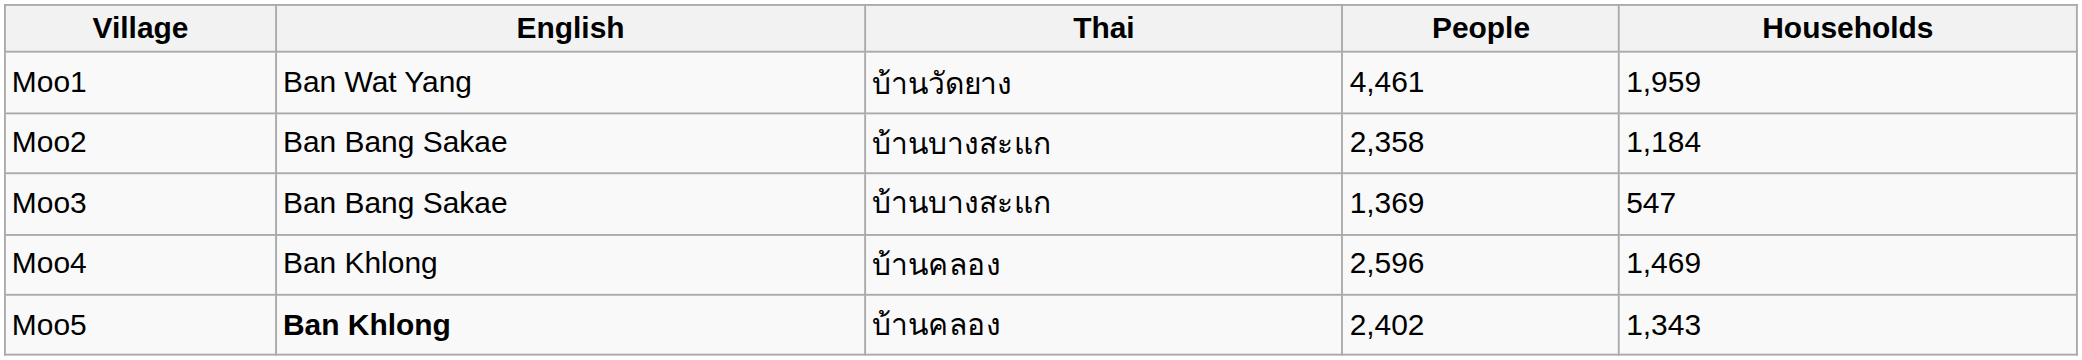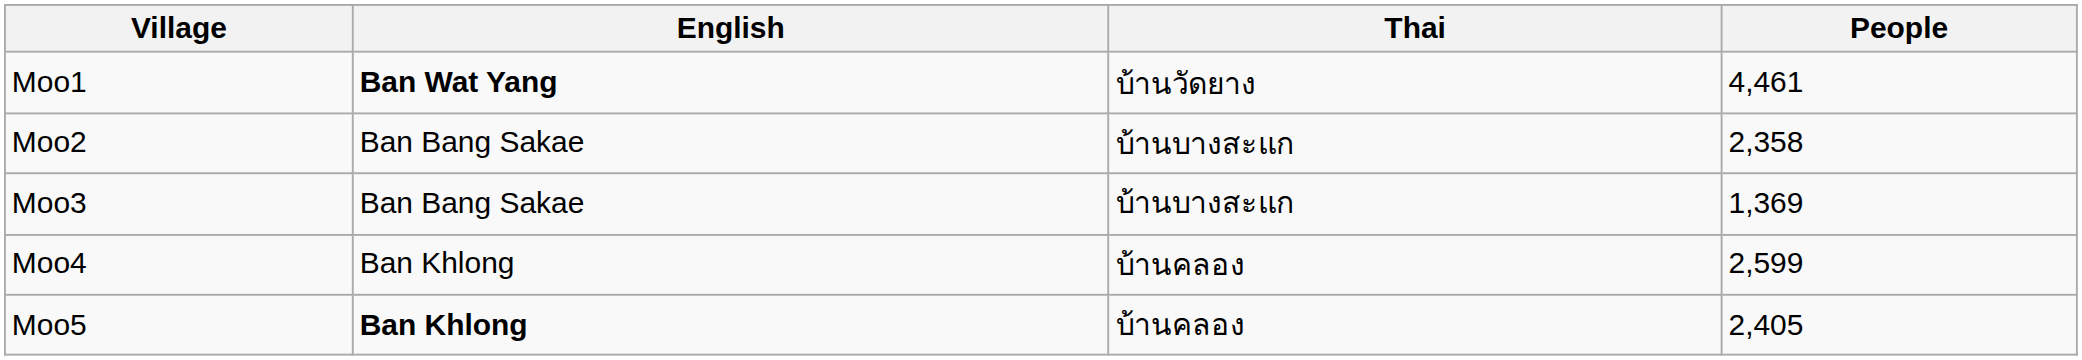- column: (1848, 28)
(377, 82) normal -> (459, 82) bold
(1387, 263) 2,596 -> (1766, 263) 2,599
(1387, 324) 2,402 -> (1766, 324) 2,405
